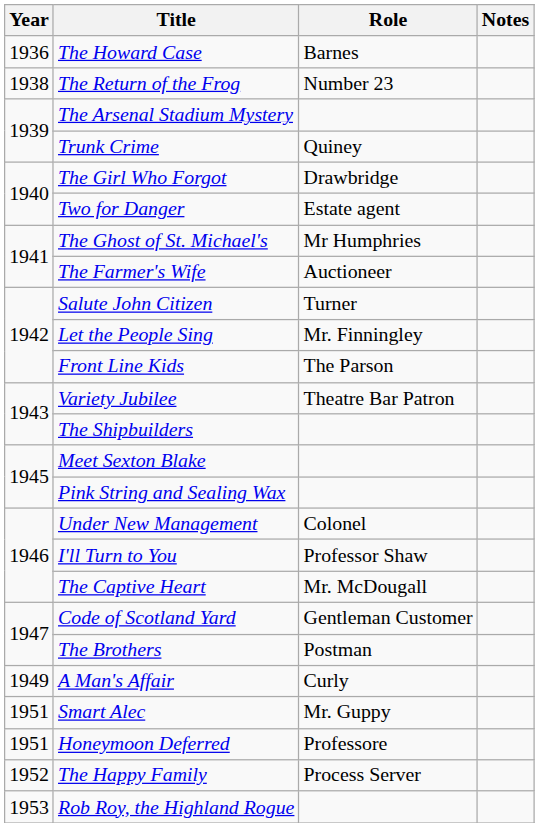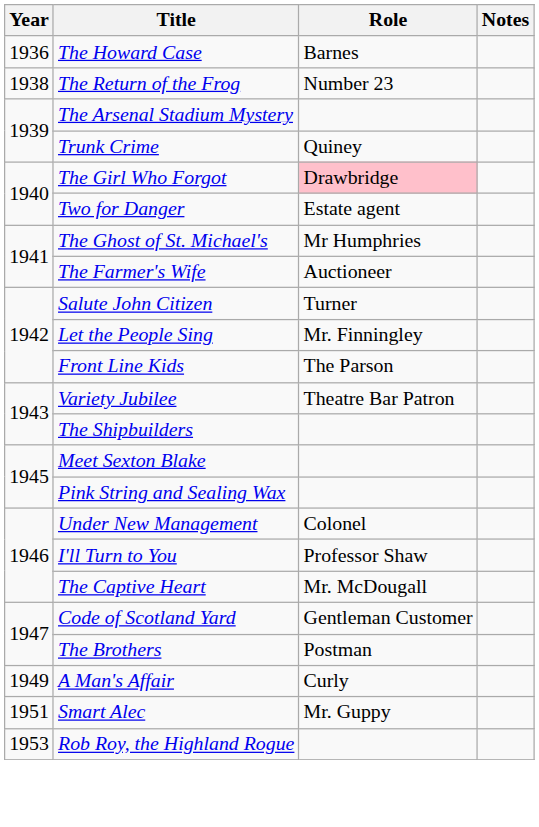(351, 177) no background -> (351, 177) pink background
- row: (144, 743)
- row: (132, 775)
